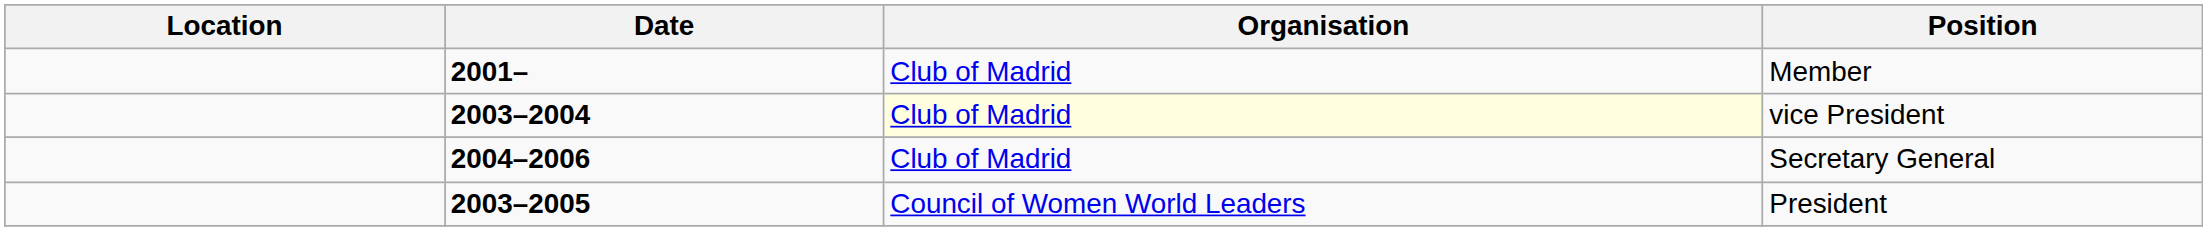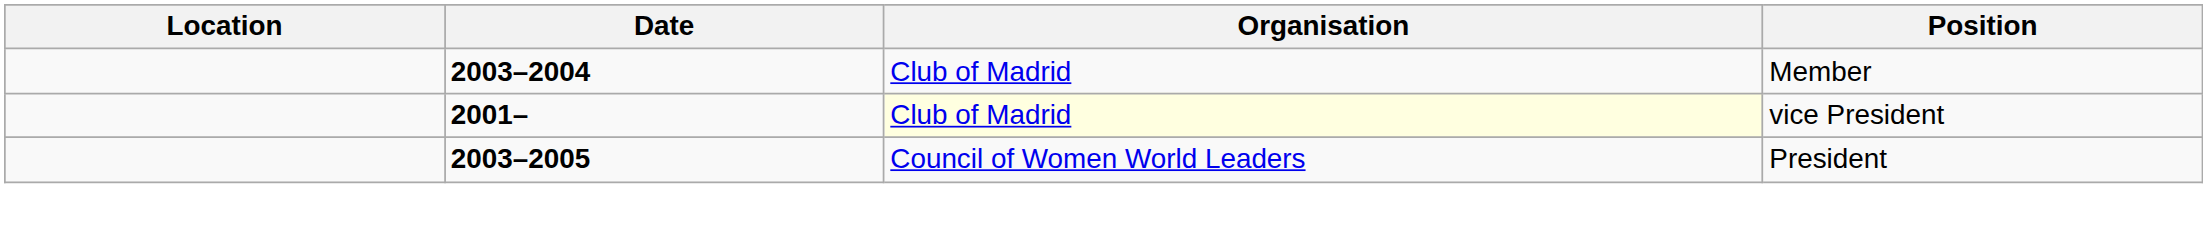(490, 70) 2001– -> (520, 70) 2003–2004
(520, 114) 2003–2004 -> (490, 114) 2001–
- row: (1882, 159)
